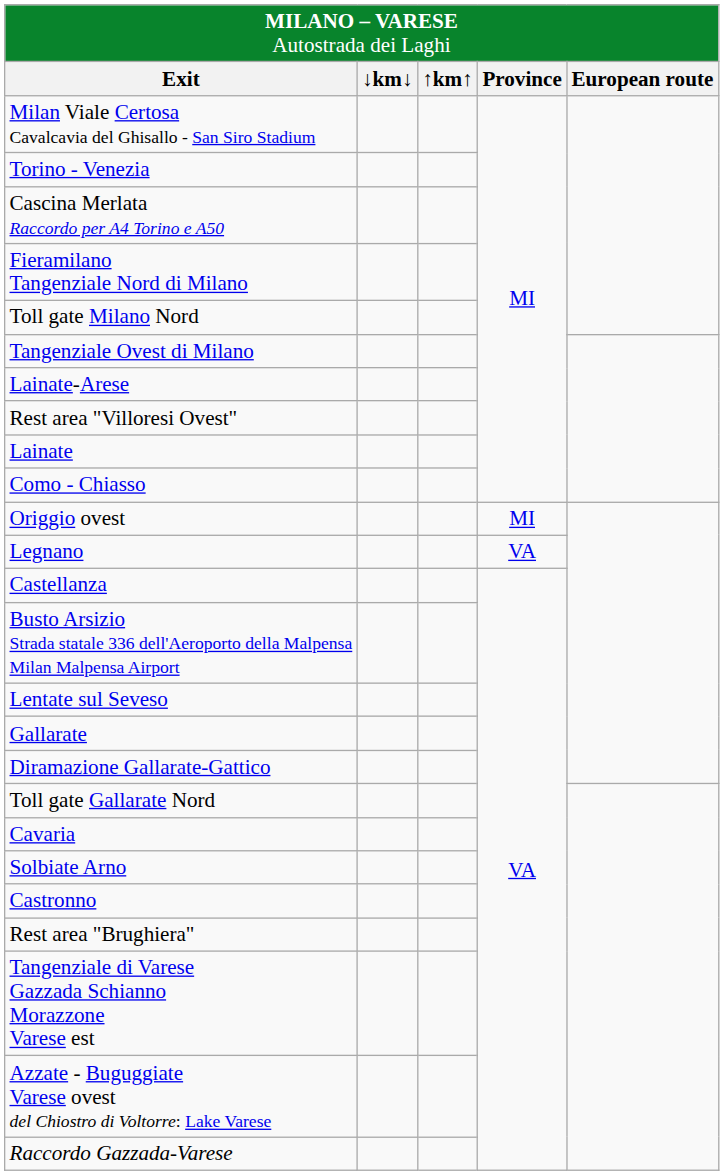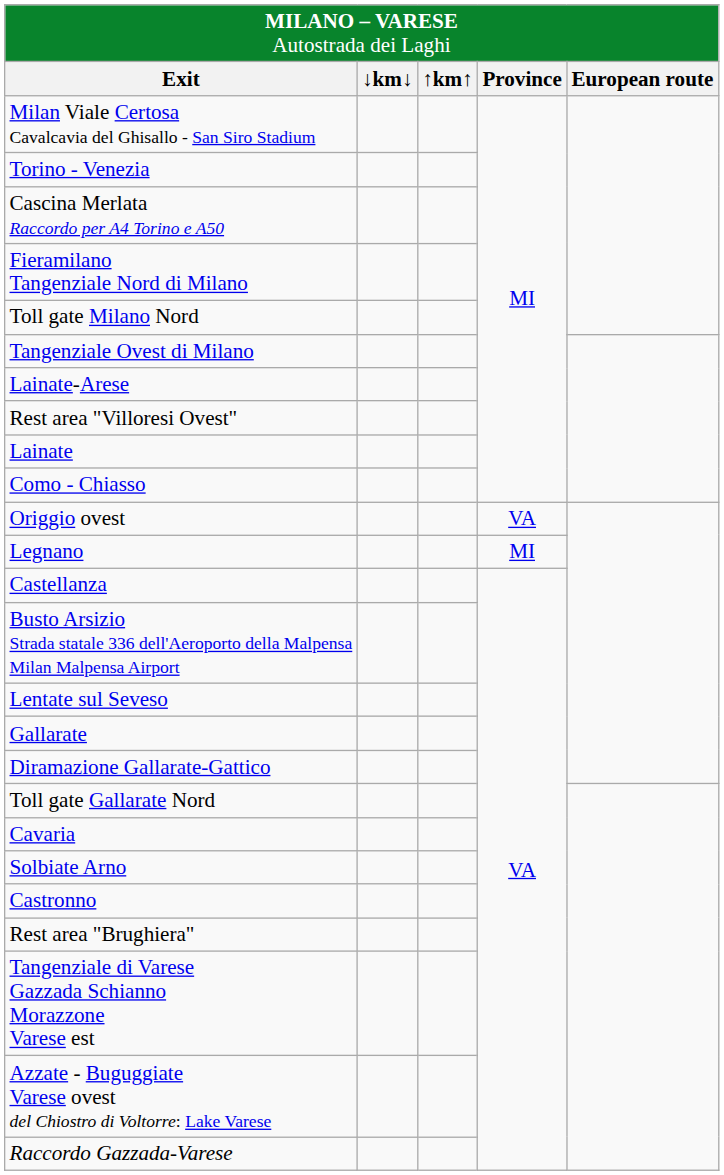(522, 518) MI -> (522, 518) VA
(522, 551) VA -> (522, 551) MI
